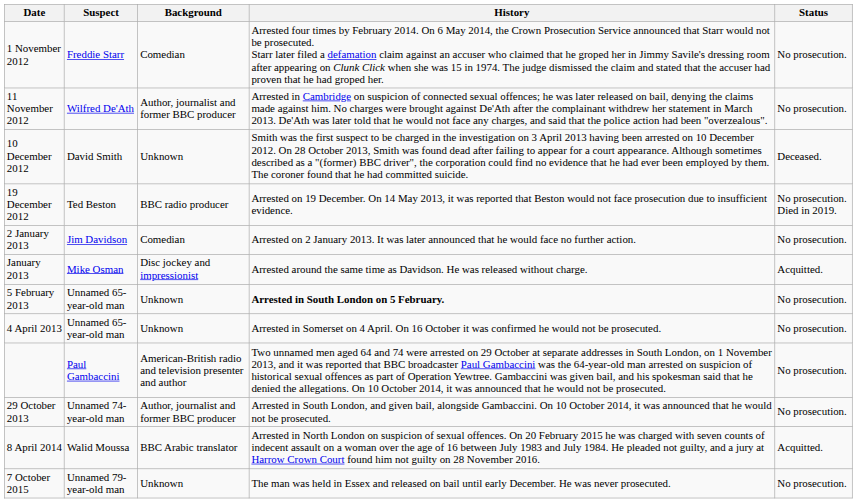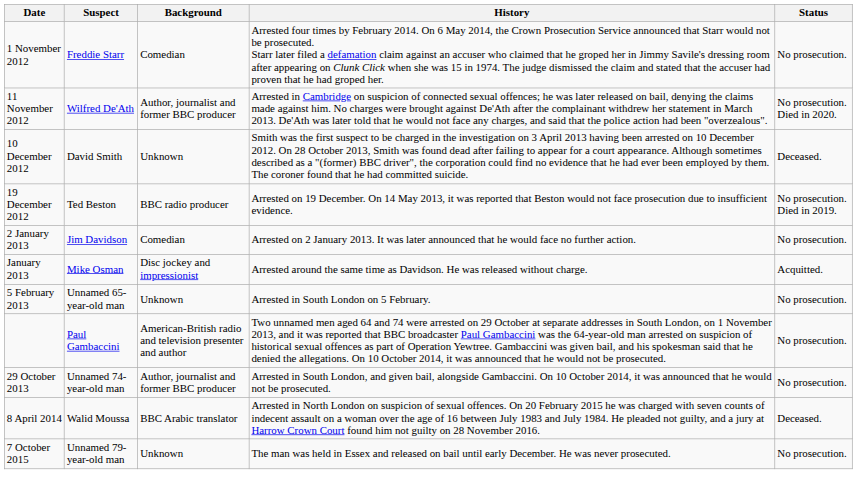(812, 108) No prosecution. -> (812, 108) No prosecution. Died in 2020.
(348, 299) bold -> (341, 299) normal
- row: (34, 328)
(800, 447) Acquitted. -> (799, 418) Deceased.
